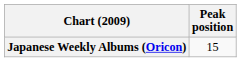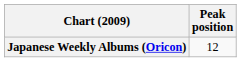(213, 47) 15 -> (213, 47) 12
